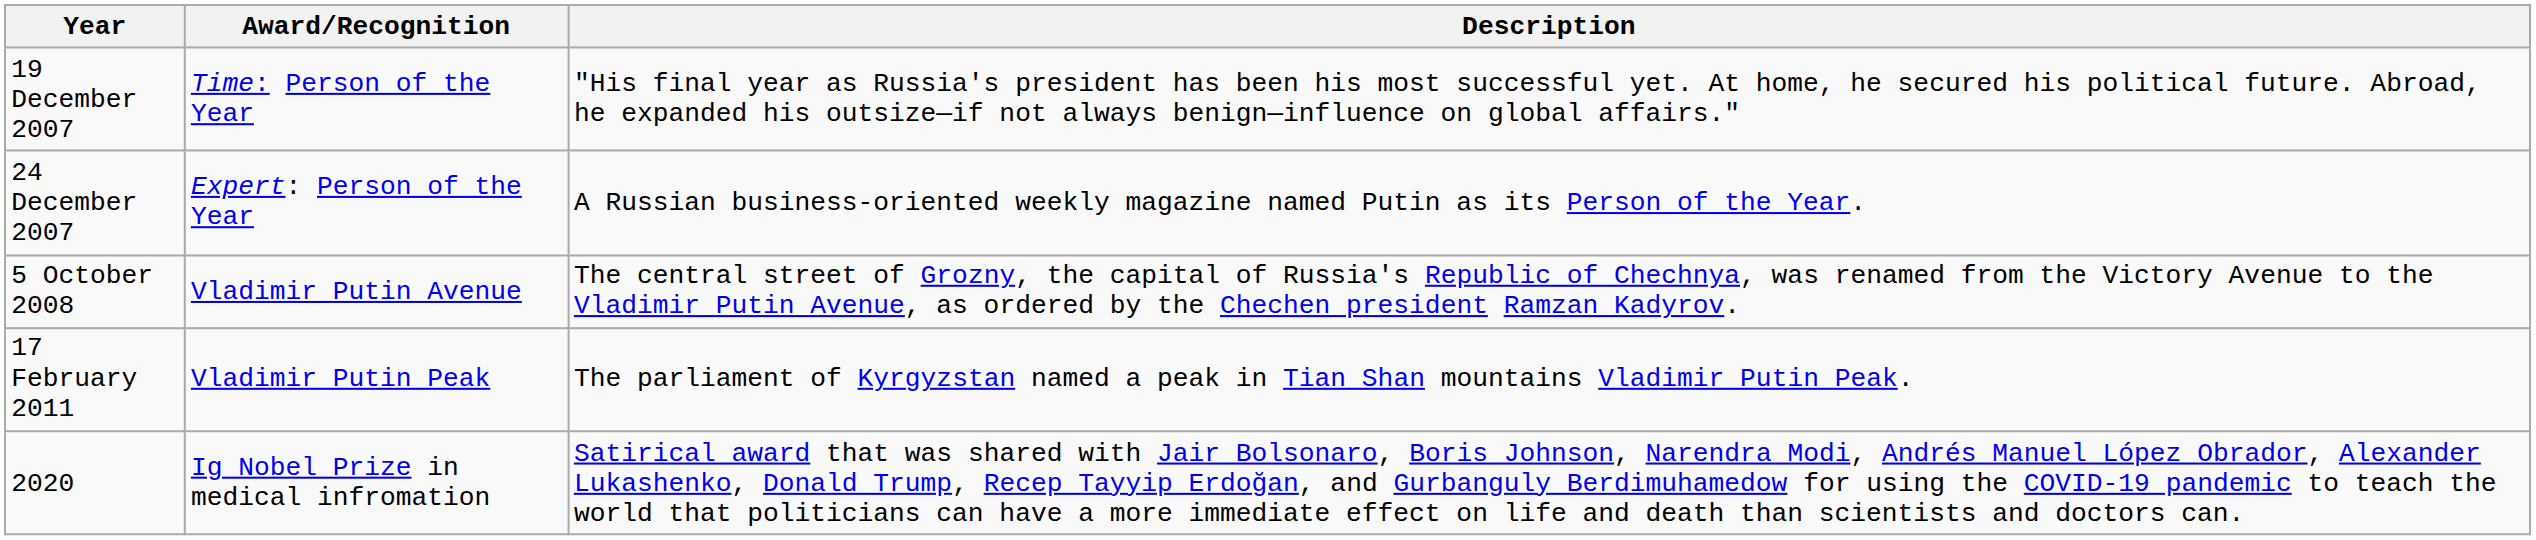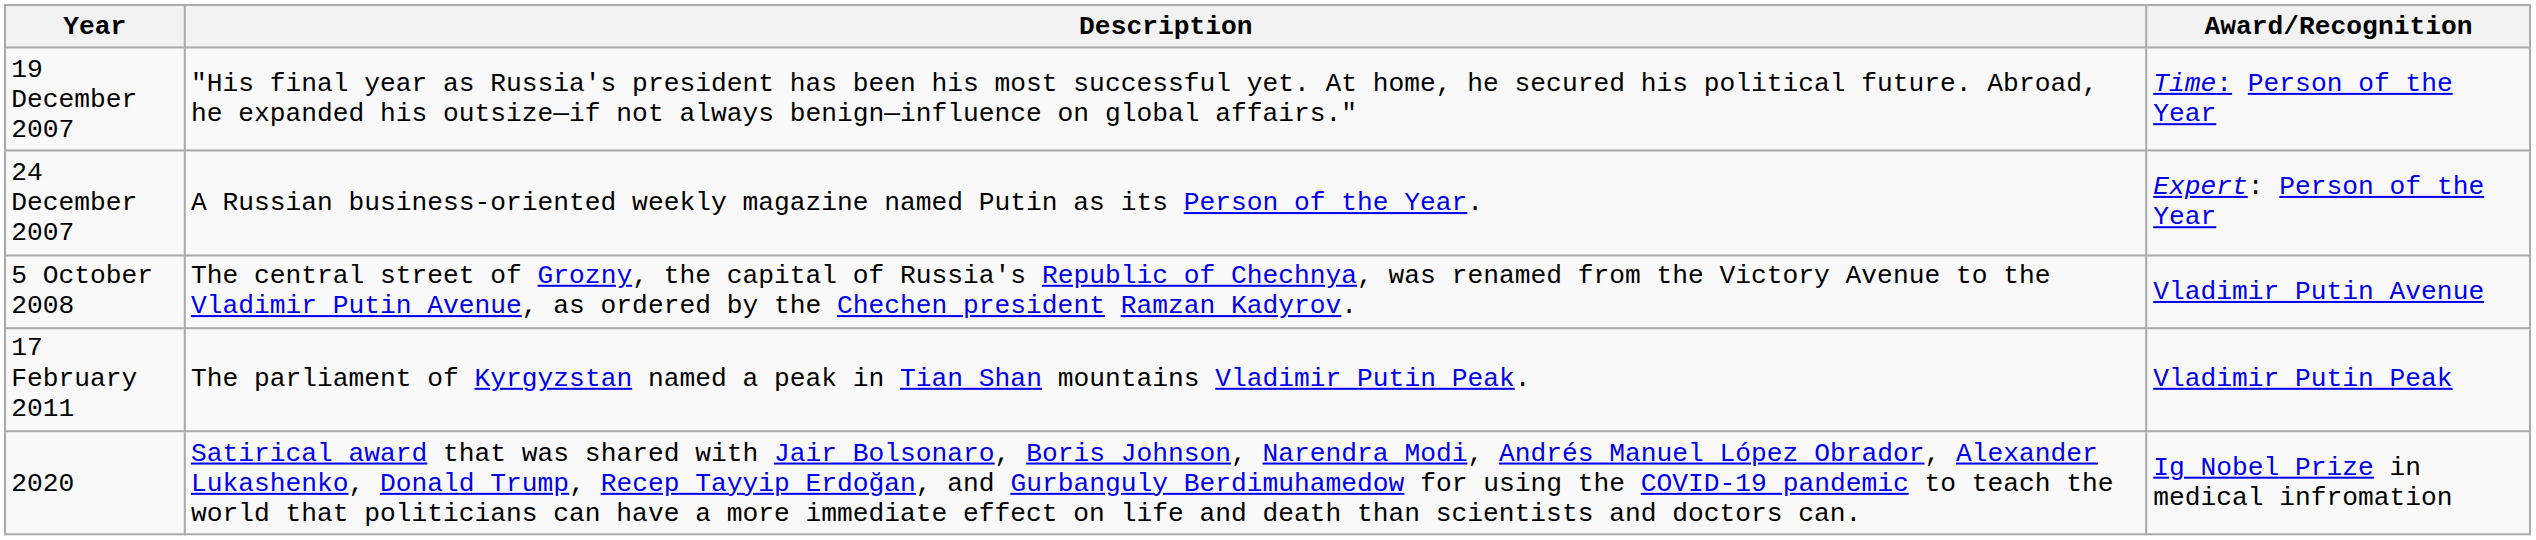columns swapped: (376, 26) <-> (1549, 26)
